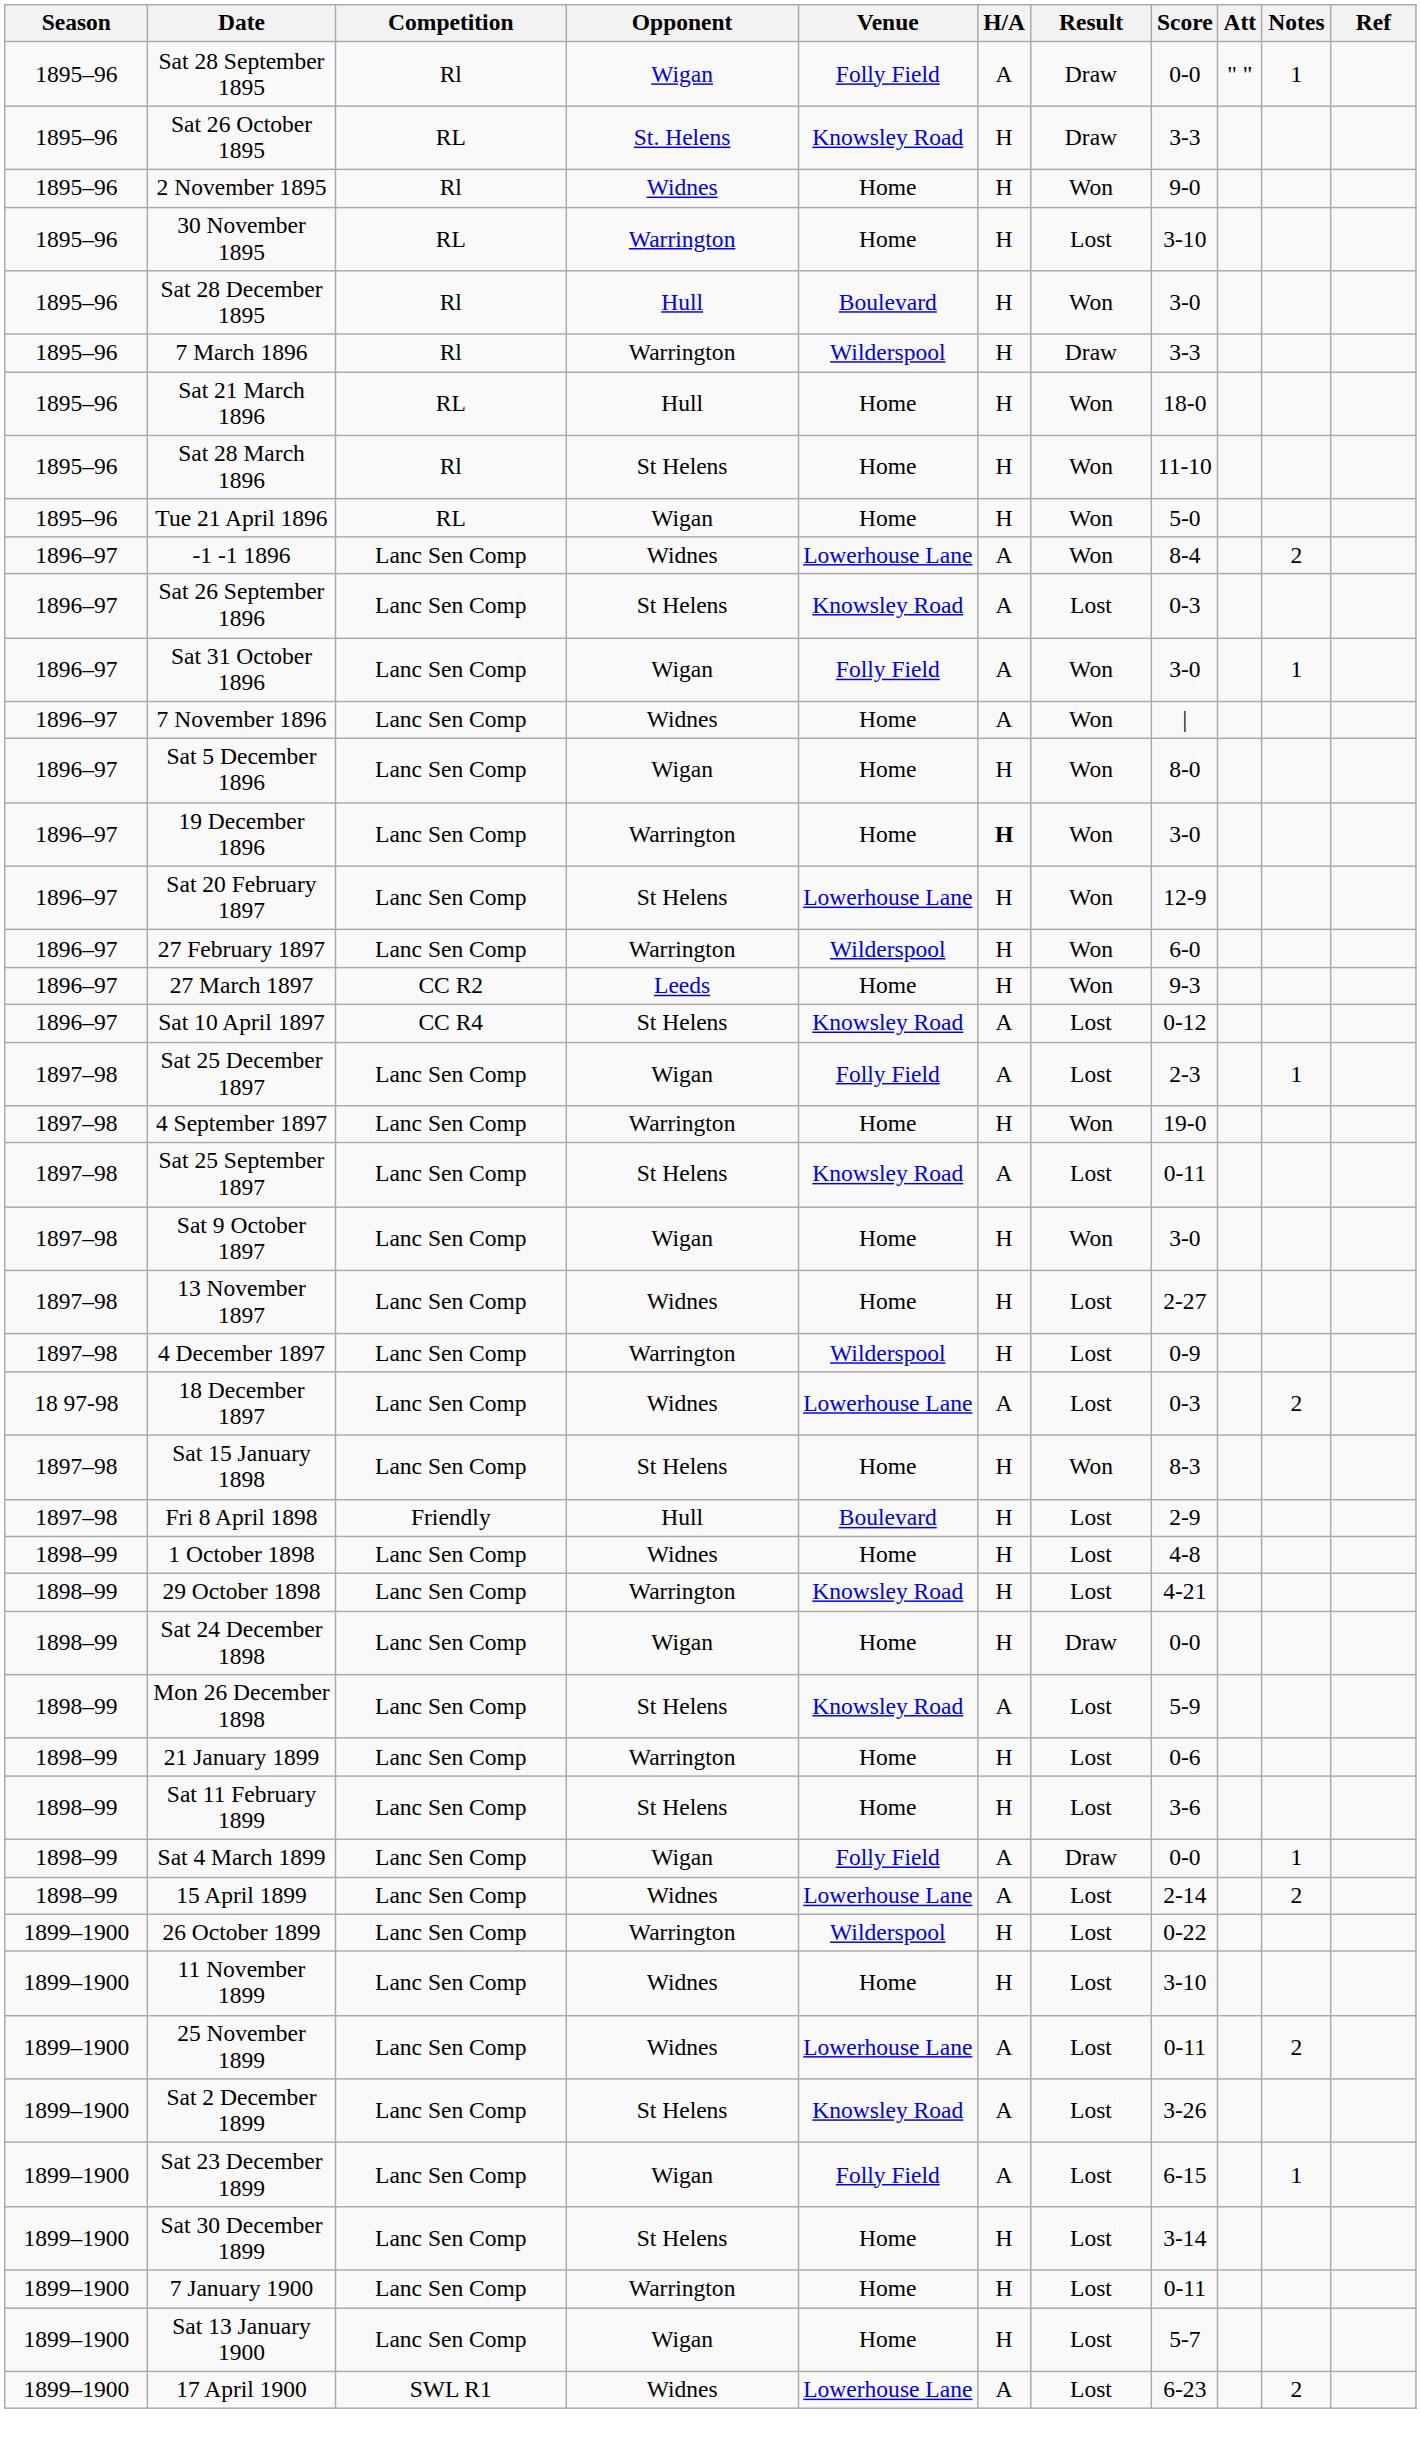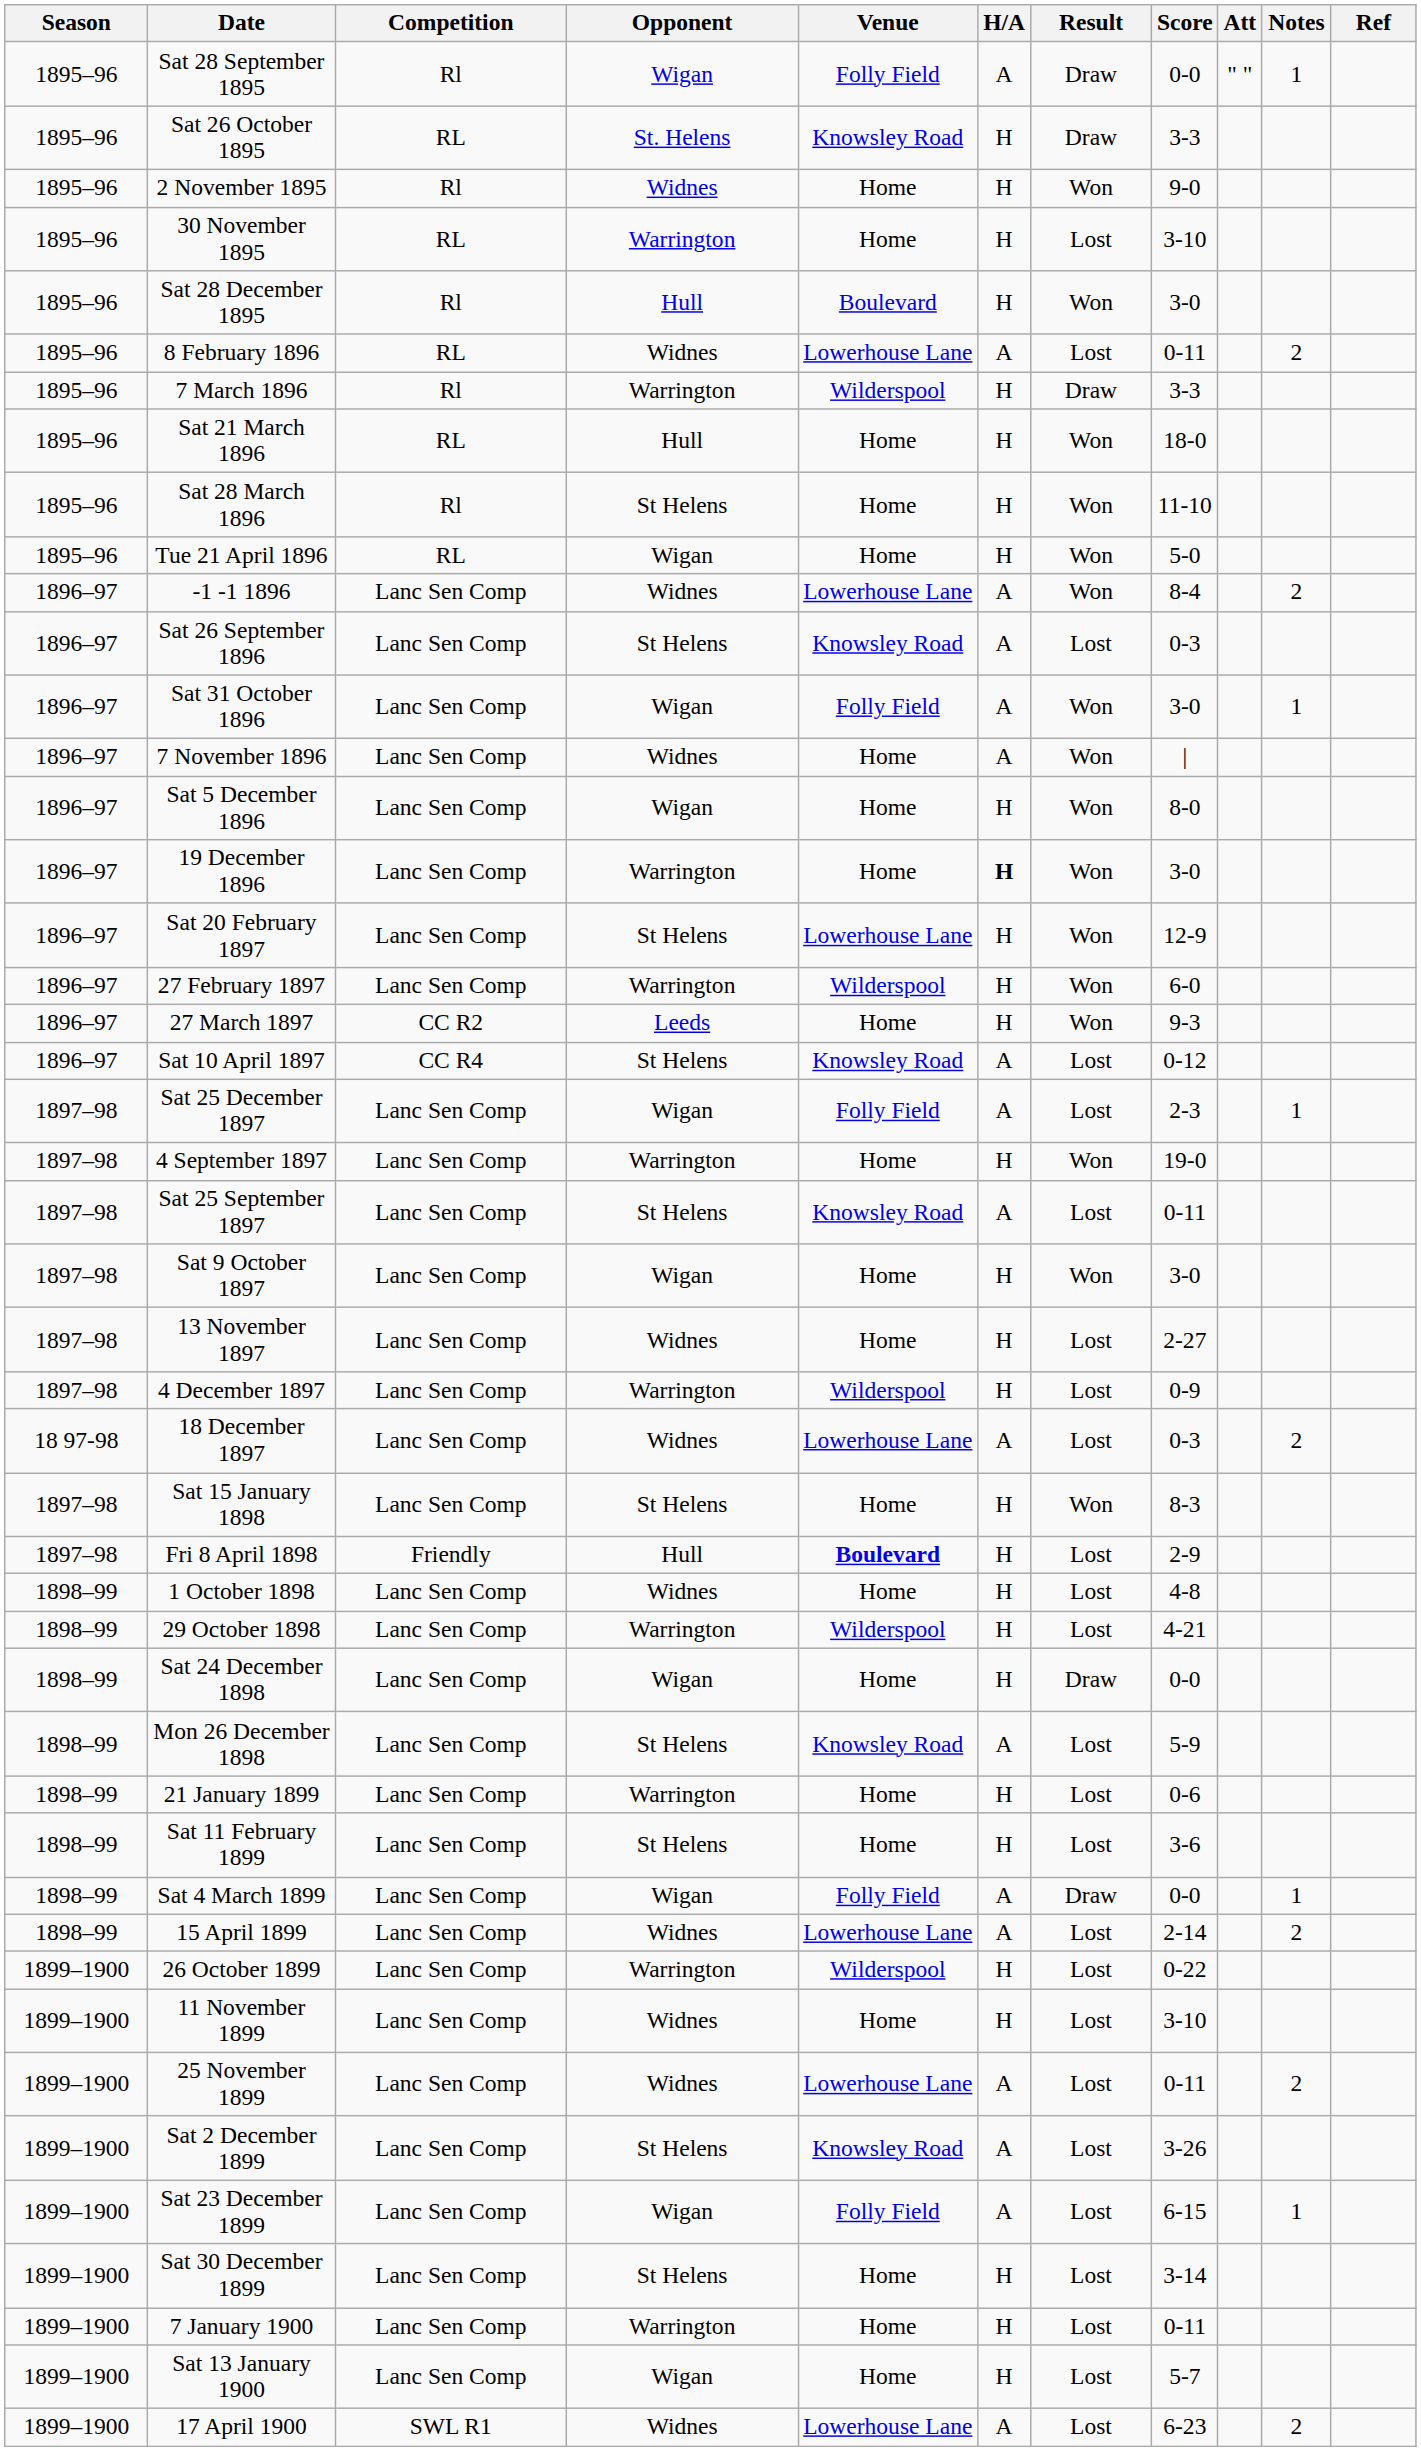+ row: (241, 352)
(888, 1517) normal -> (888, 1554) bold
(888, 1592) Knowsley Road -> (888, 1629) Wilderspool
